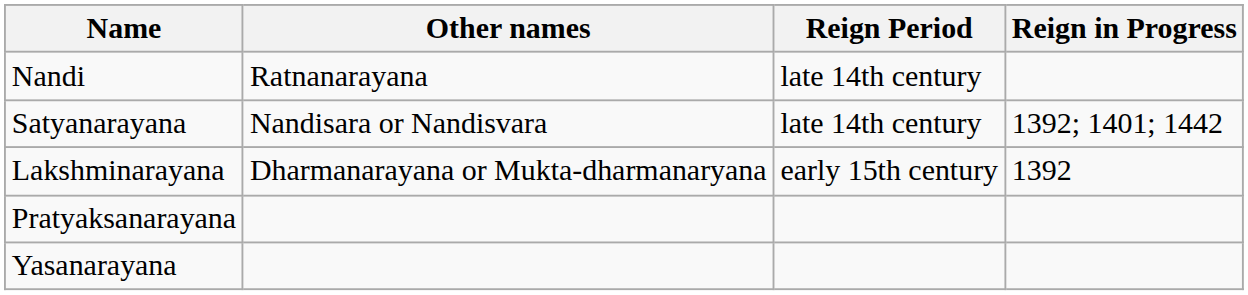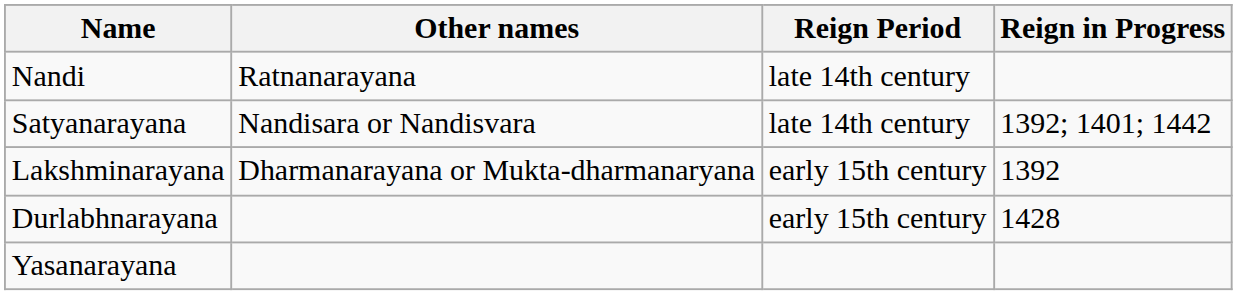+ row: (115, 218)
- row: (124, 218)
